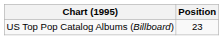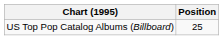(197, 27) 23 -> (197, 27) 25
